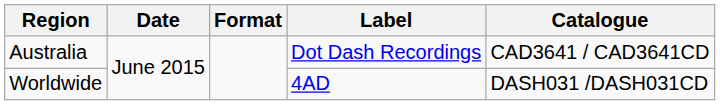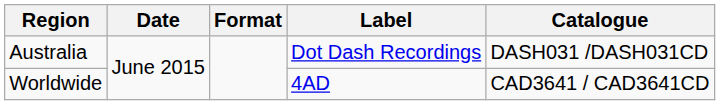(600, 52) CAD3641 / CAD3641CD -> (599, 52) DASH031 /DASH031CD
(599, 83) DASH031 /DASH031CD -> (600, 83) CAD3641 / CAD3641CD
